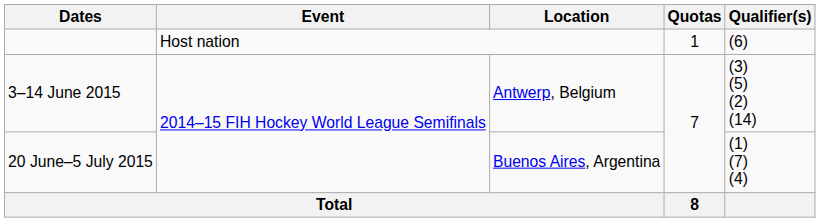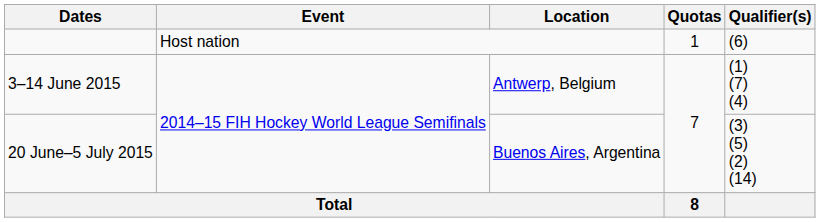(743, 93) (3) (5) (2) (14) -> (738, 84) (1) (7) (4)
(738, 162) (1) (7) (4) -> (743, 153) (3) (5) (2) (14)
